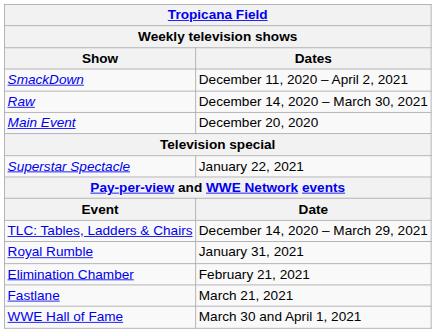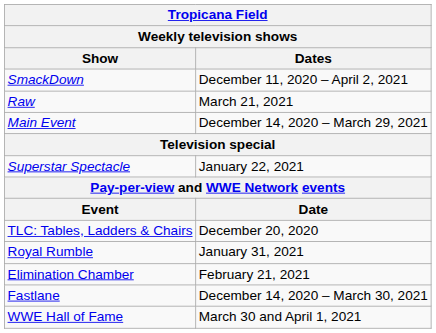(313, 101) December 14, 2020 – March 30, 2021 -> (246, 101) March 21, 2021
(259, 123) December 20, 2020 -> (313, 123) December 14, 2020 – March 29, 2021
(313, 230) December 14, 2020 – March 29, 2021 -> (259, 230) December 20, 2020
(246, 295) March 21, 2021 -> (313, 295) December 14, 2020 – March 30, 2021
